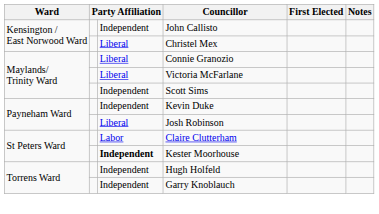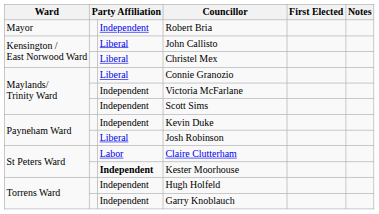+ row: (189, 28)
(124, 28) Independent -> (114, 43) Liberal
(114, 75) Liberal -> (124, 91) Independent
